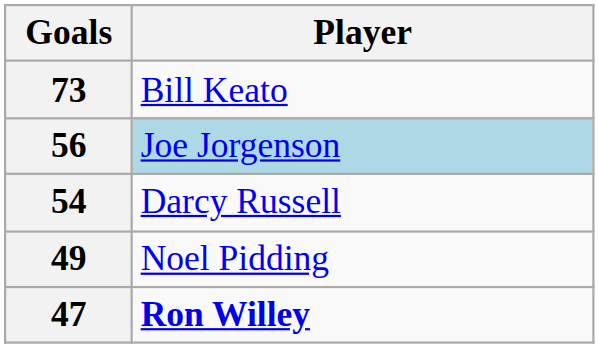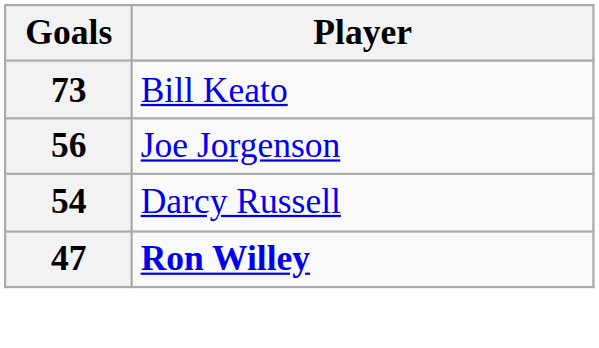(240, 145) lightblue background -> (240, 145) no background
- row: (69, 257)
